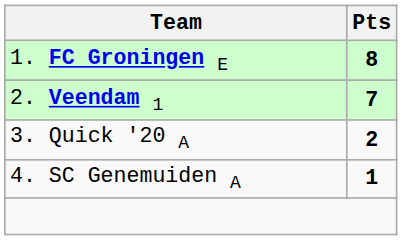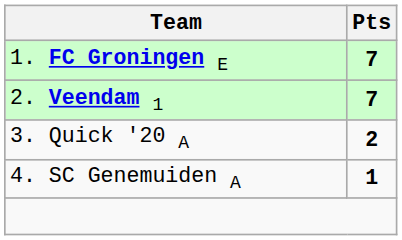(372, 60) 8 -> (372, 60) 7
